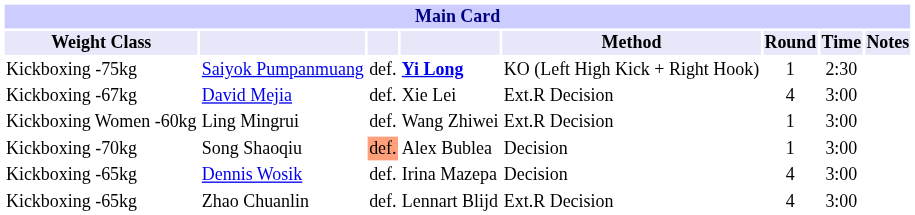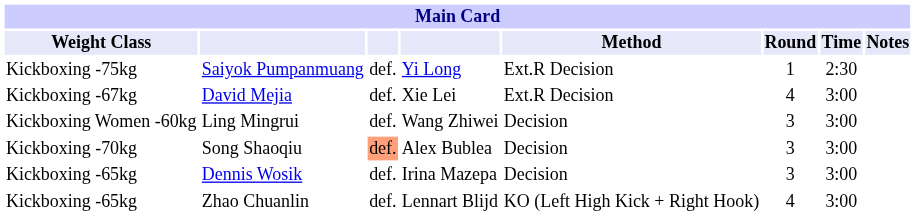(433, 69) bold -> (431, 69) normal
(631, 69) KO (Left High Kick + Right Hook) -> (559, 69) Ext.R Decision
(559, 121) Ext.R Decision -> (536, 121) Decision
(790, 121) 1 -> (790, 121) 3
(790, 148) 1 -> (790, 148) 3
(790, 174) 4 -> (790, 174) 3
(559, 201) Ext.R Decision -> (631, 201) KO (Left High Kick + Right Hook)
